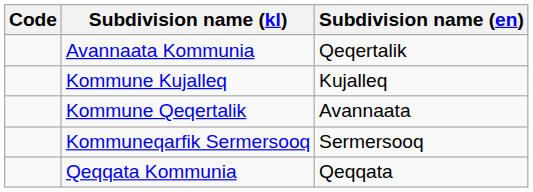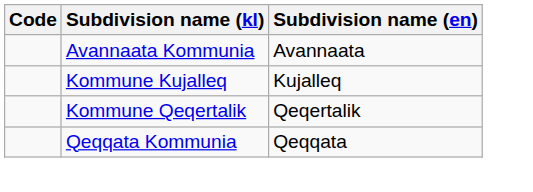(363, 50) Qeqertalik -> (319, 50) Avannaata
(365, 111) Avannaata -> (317, 111) Qeqertalik
- row: (188, 141)
